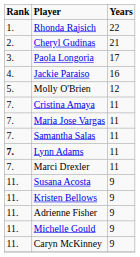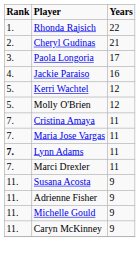+ row: (61, 89)
- row: (65, 136)
- row: (65, 197)
